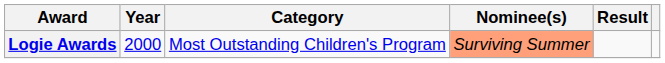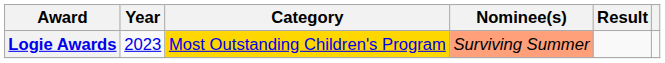(143, 44) 2000 -> (143, 44) 2023
(307, 44) no background -> (307, 44) gold background
